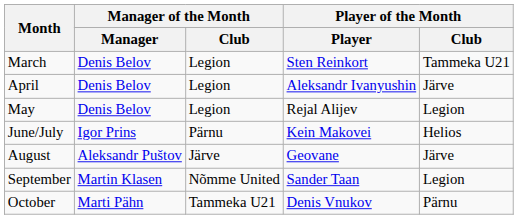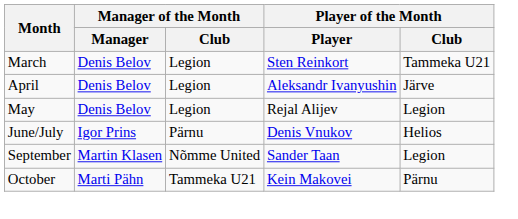(329, 132) Kein Makovei -> (310, 132) Denis Vnukov
- row: (29, 156)
(329, 202) Denis Vnukov -> (309, 179) Kein Makovei
